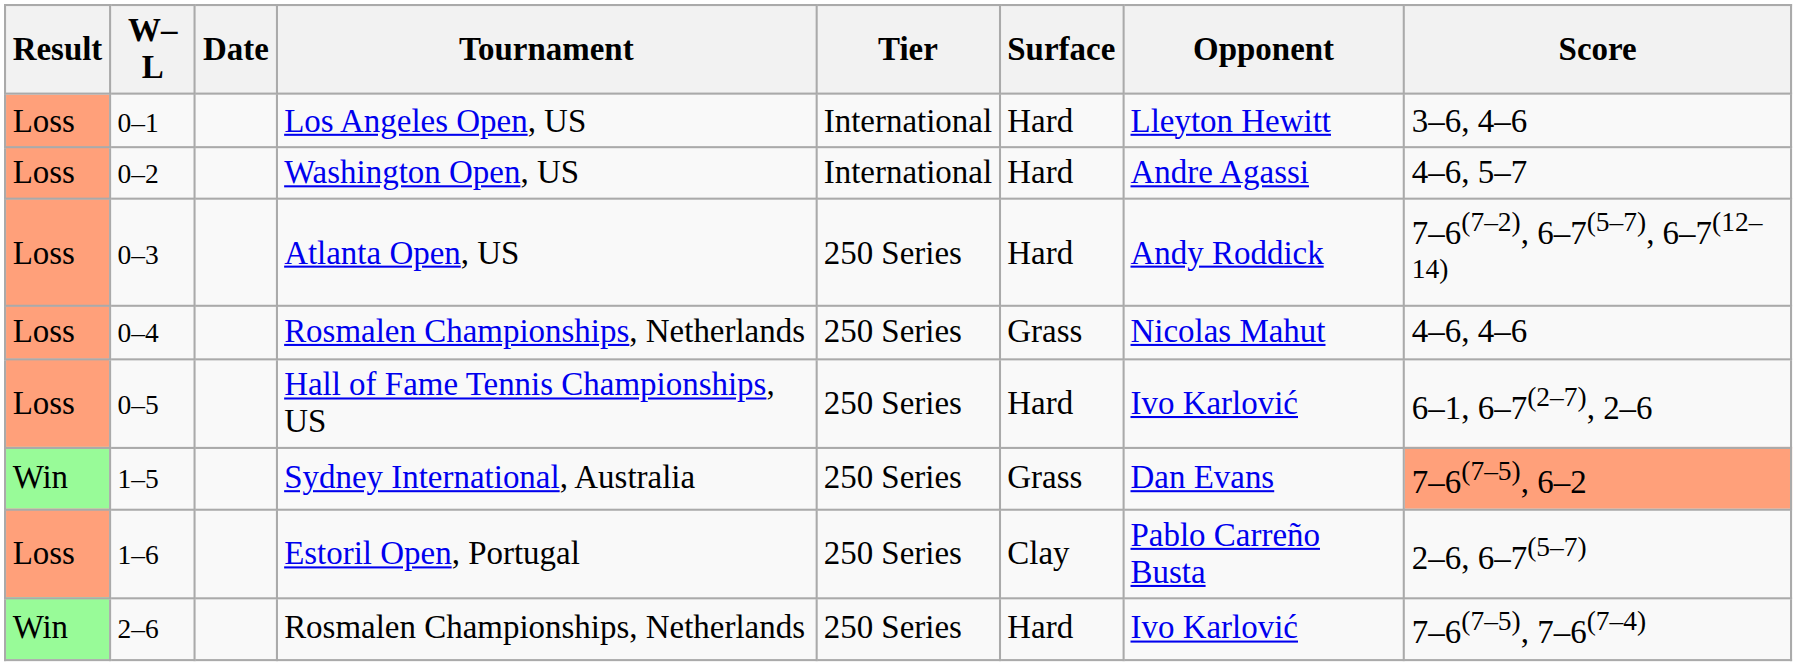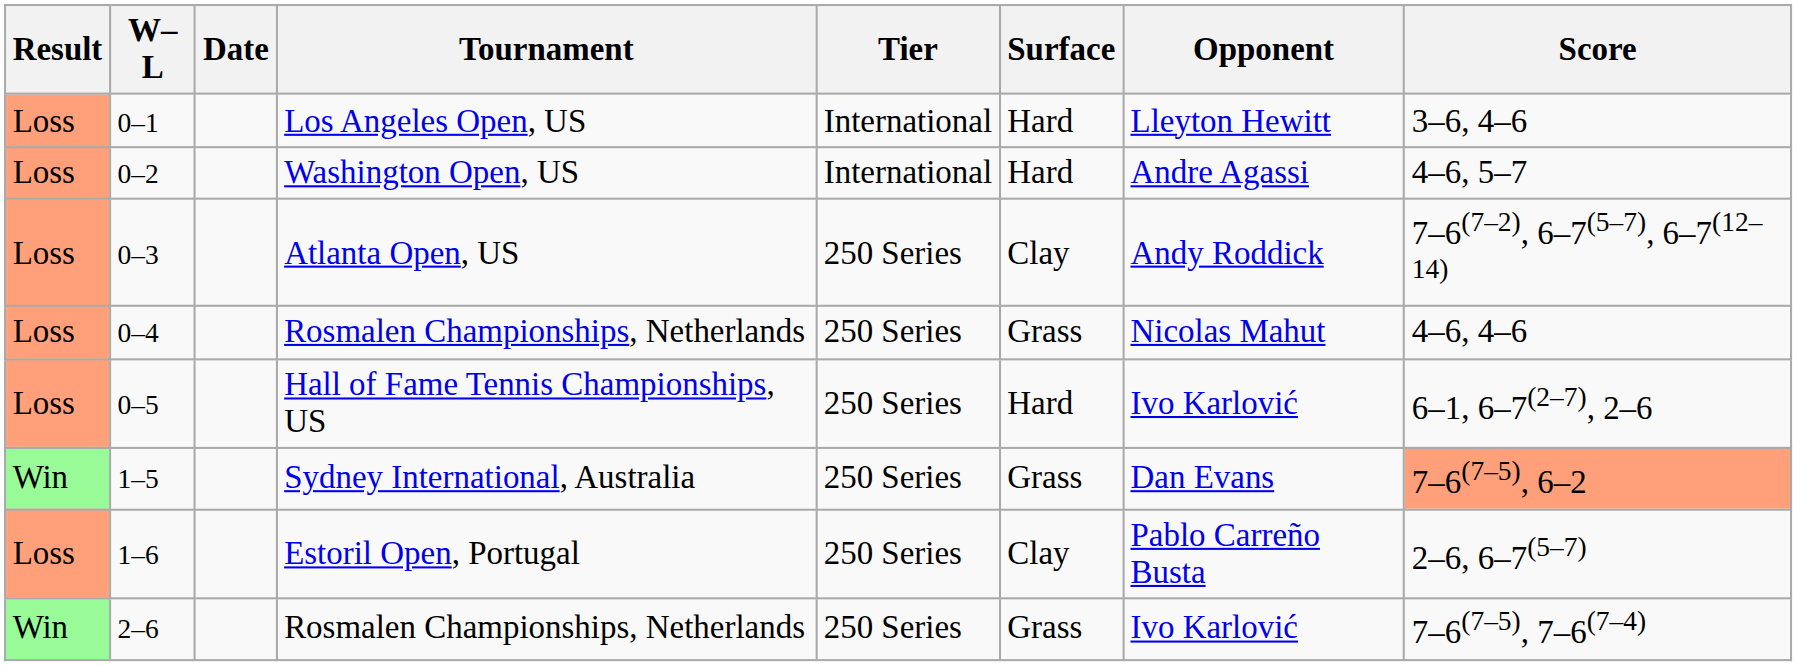(1040, 251) Hard -> (1038, 251) Clay
(1040, 628) Hard -> (1045, 628) Grass
